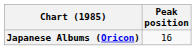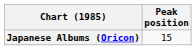(167, 38) 16 -> (167, 38) 15
